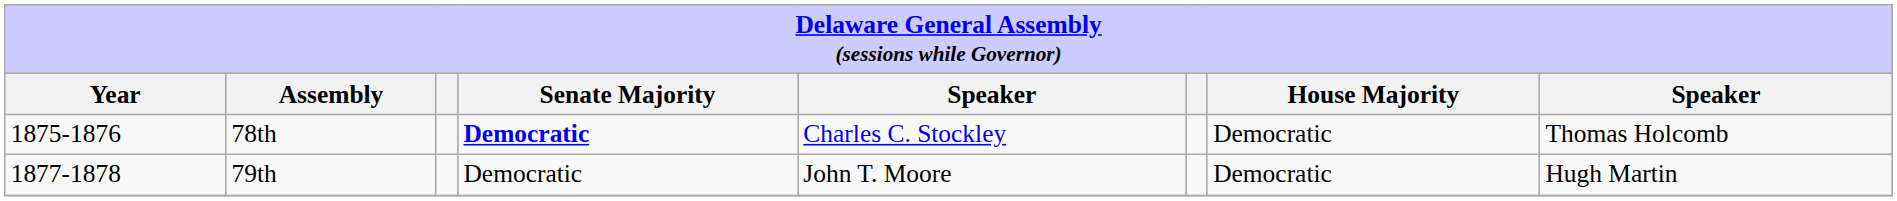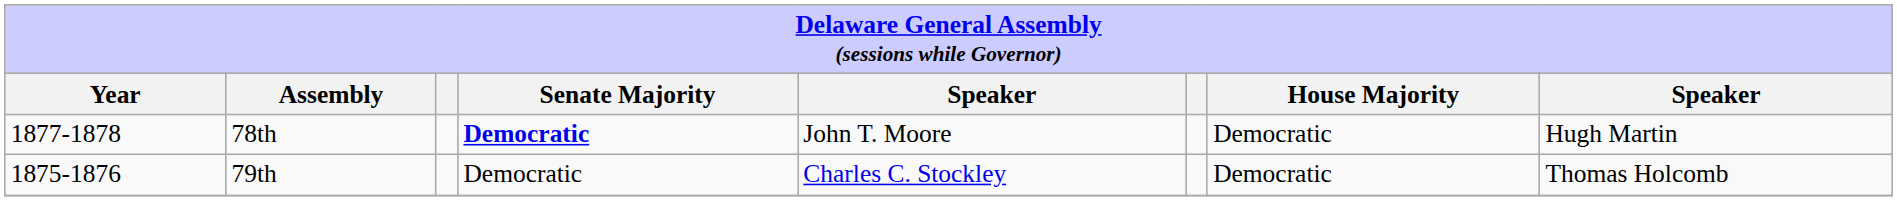(66, 133) 1875-1876 -> (66, 133) 1877-1878
(905, 133) Charles C. Stockley -> (877, 133) John T. Moore
(1637, 133) Thomas Holcomb -> (1611, 133) Hugh Martin
(66, 174) 1877-1878 -> (66, 174) 1875-1876
(877, 174) John T. Moore -> (905, 174) Charles C. Stockley
(1611, 174) Hugh Martin -> (1637, 174) Thomas Holcomb
